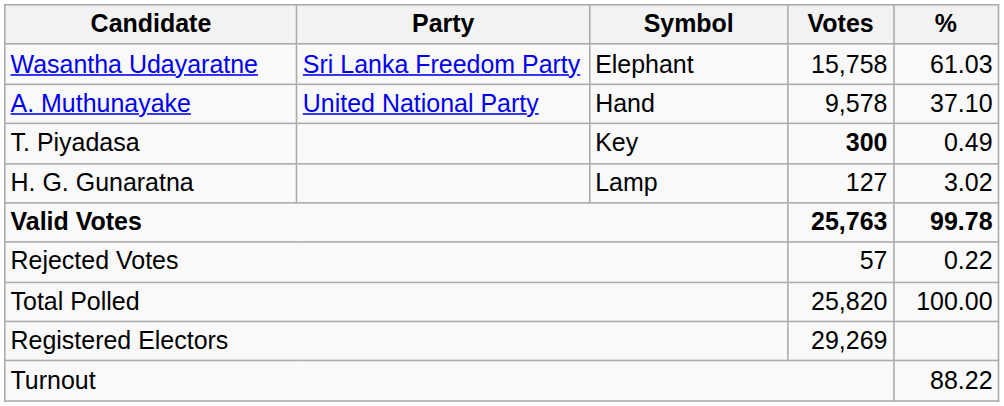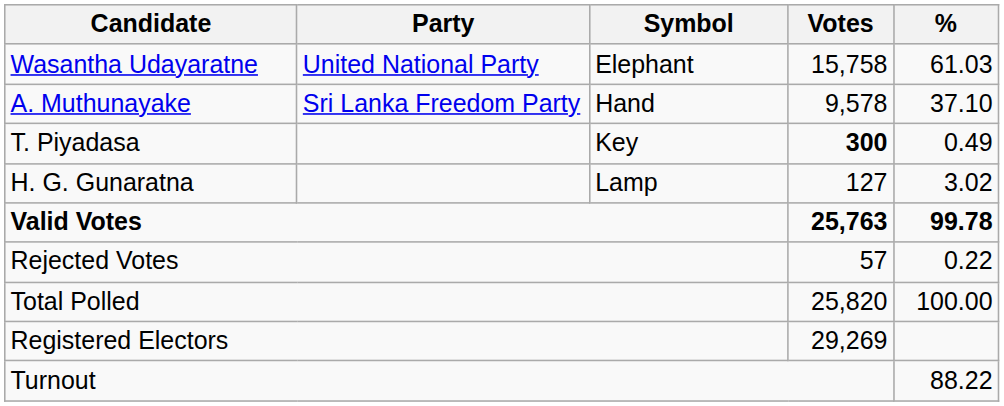(442, 63) Sri Lanka Freedom Party -> (421, 63) United National Party
(421, 103) United National Party -> (442, 103) Sri Lanka Freedom Party
